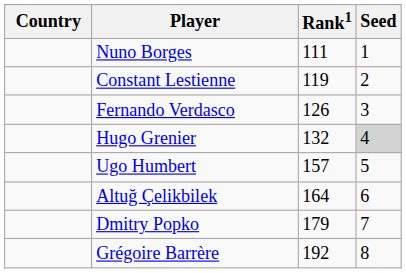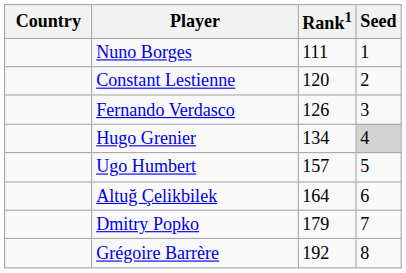(315, 81) 119 -> (316, 81) 120
(316, 138) 132 -> (316, 138) 134
